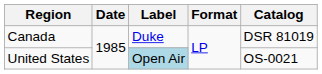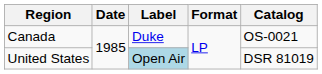(279, 36) DSR 81019 -> (271, 36) OS-0021
(271, 58) OS-0021 -> (279, 58) DSR 81019
